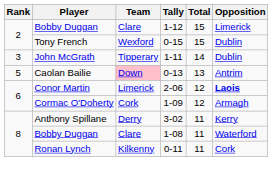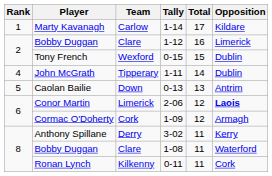+ row: (69, 27)
(199, 27) 15 -> (199, 42) 16
(18, 57) 3 -> (18, 73) 4
(130, 73) pink background -> (130, 88) no background
